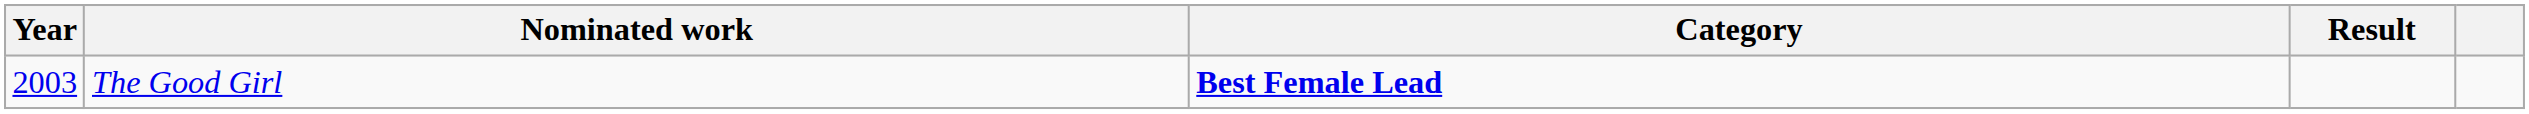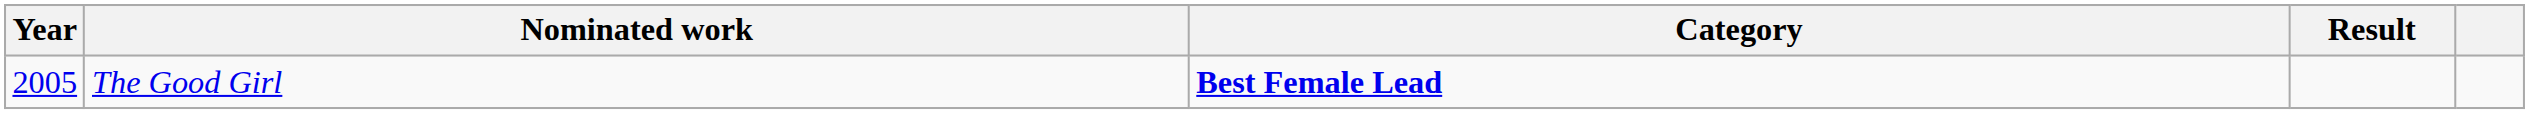(45, 81) 2003 -> (45, 81) 2005
